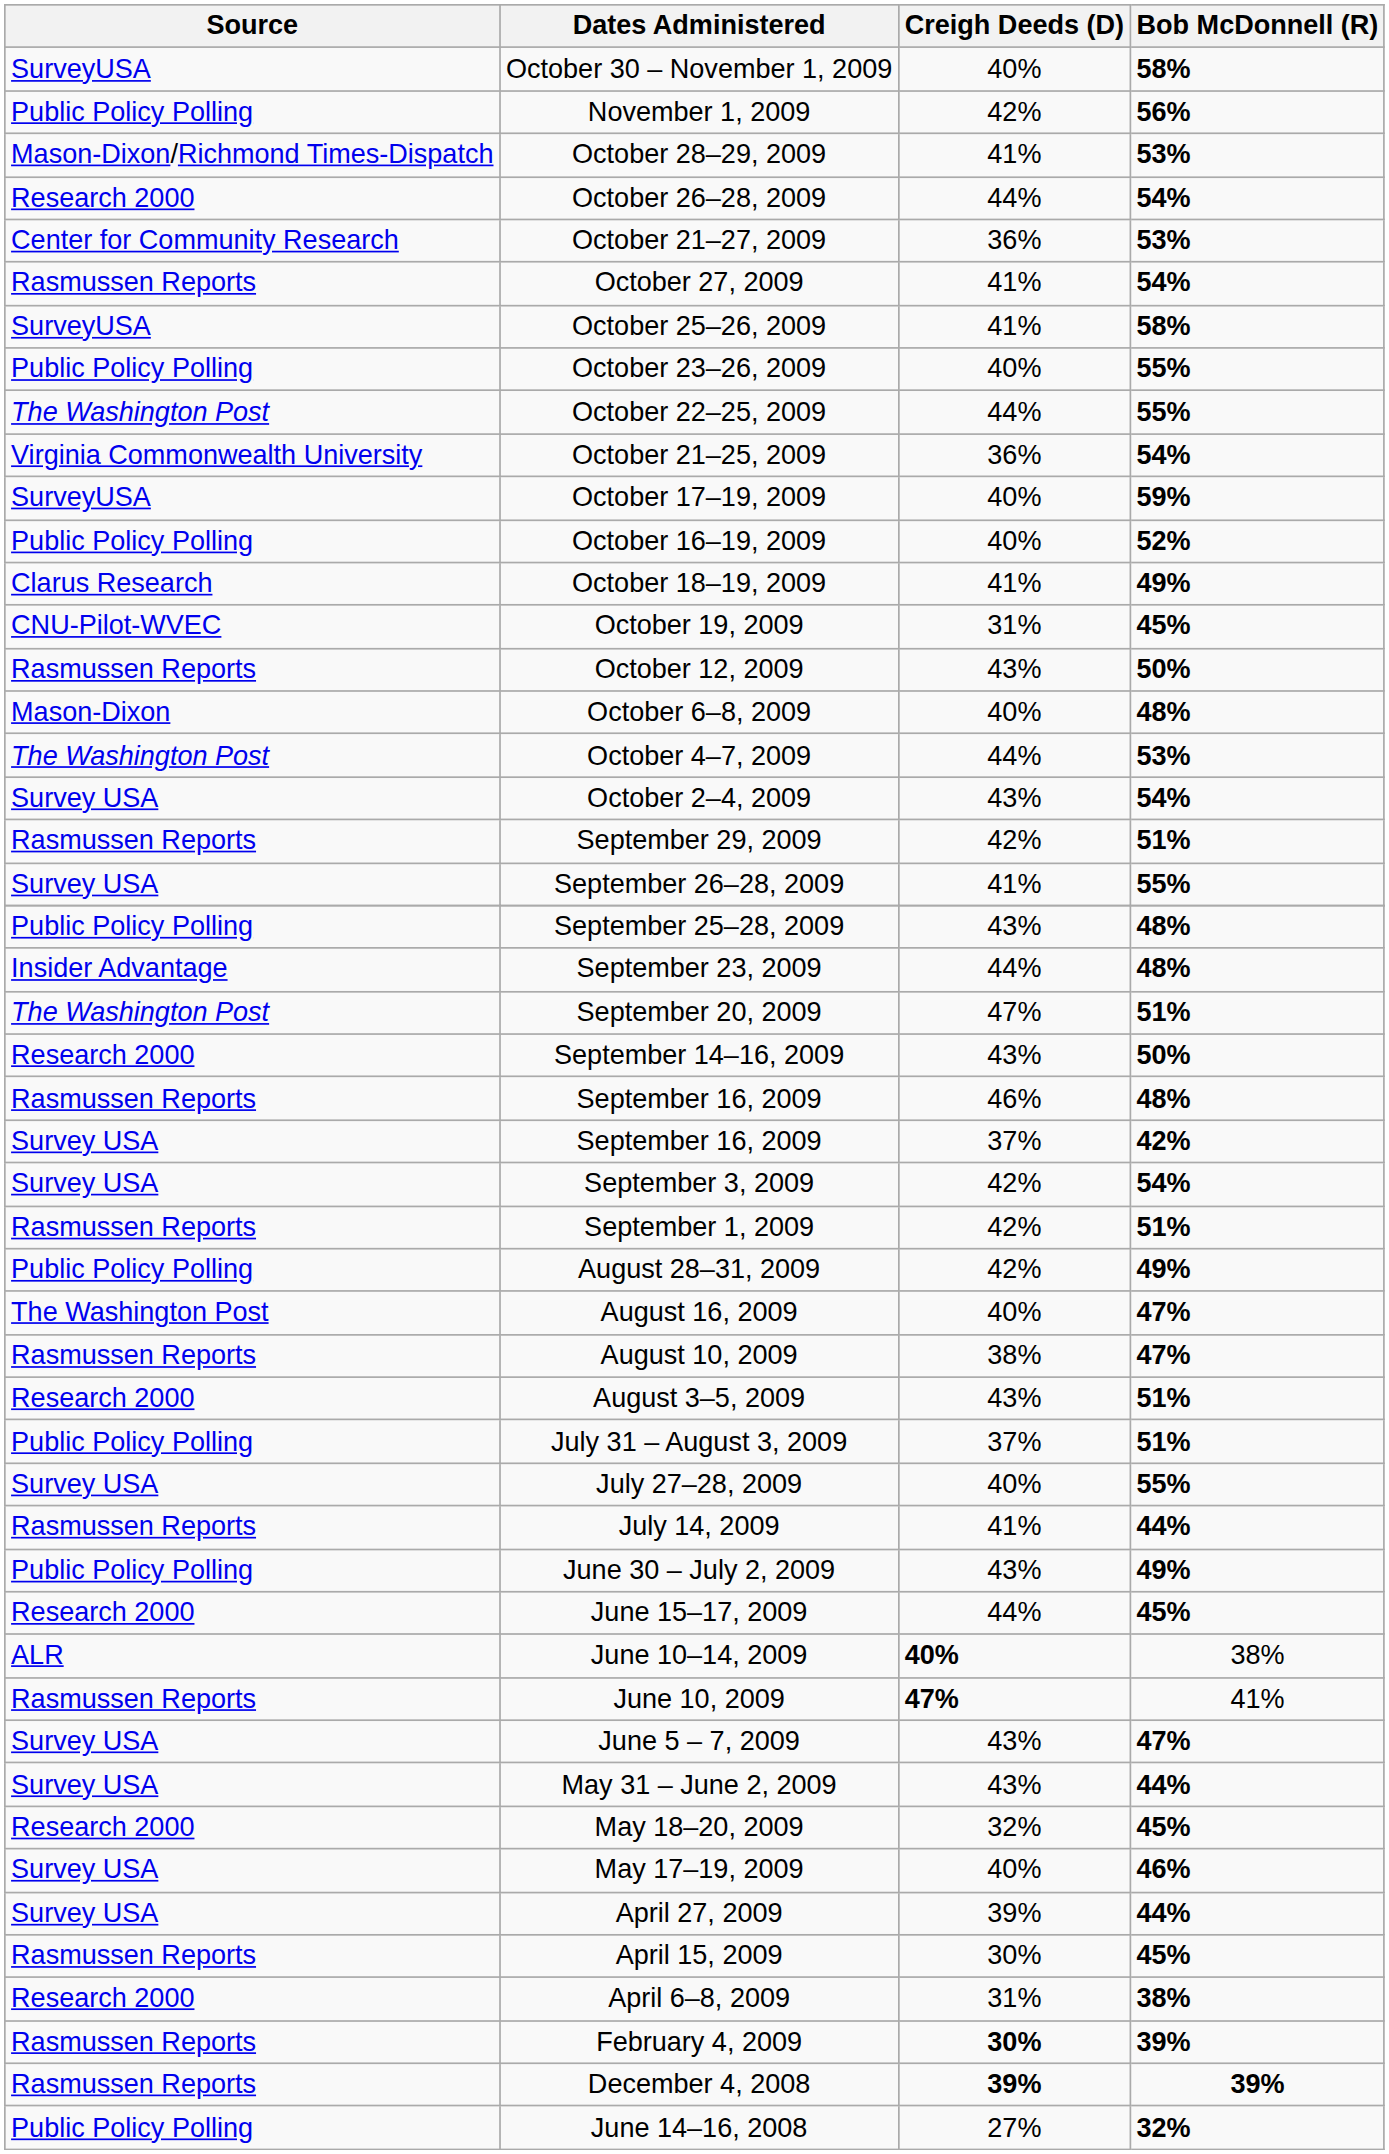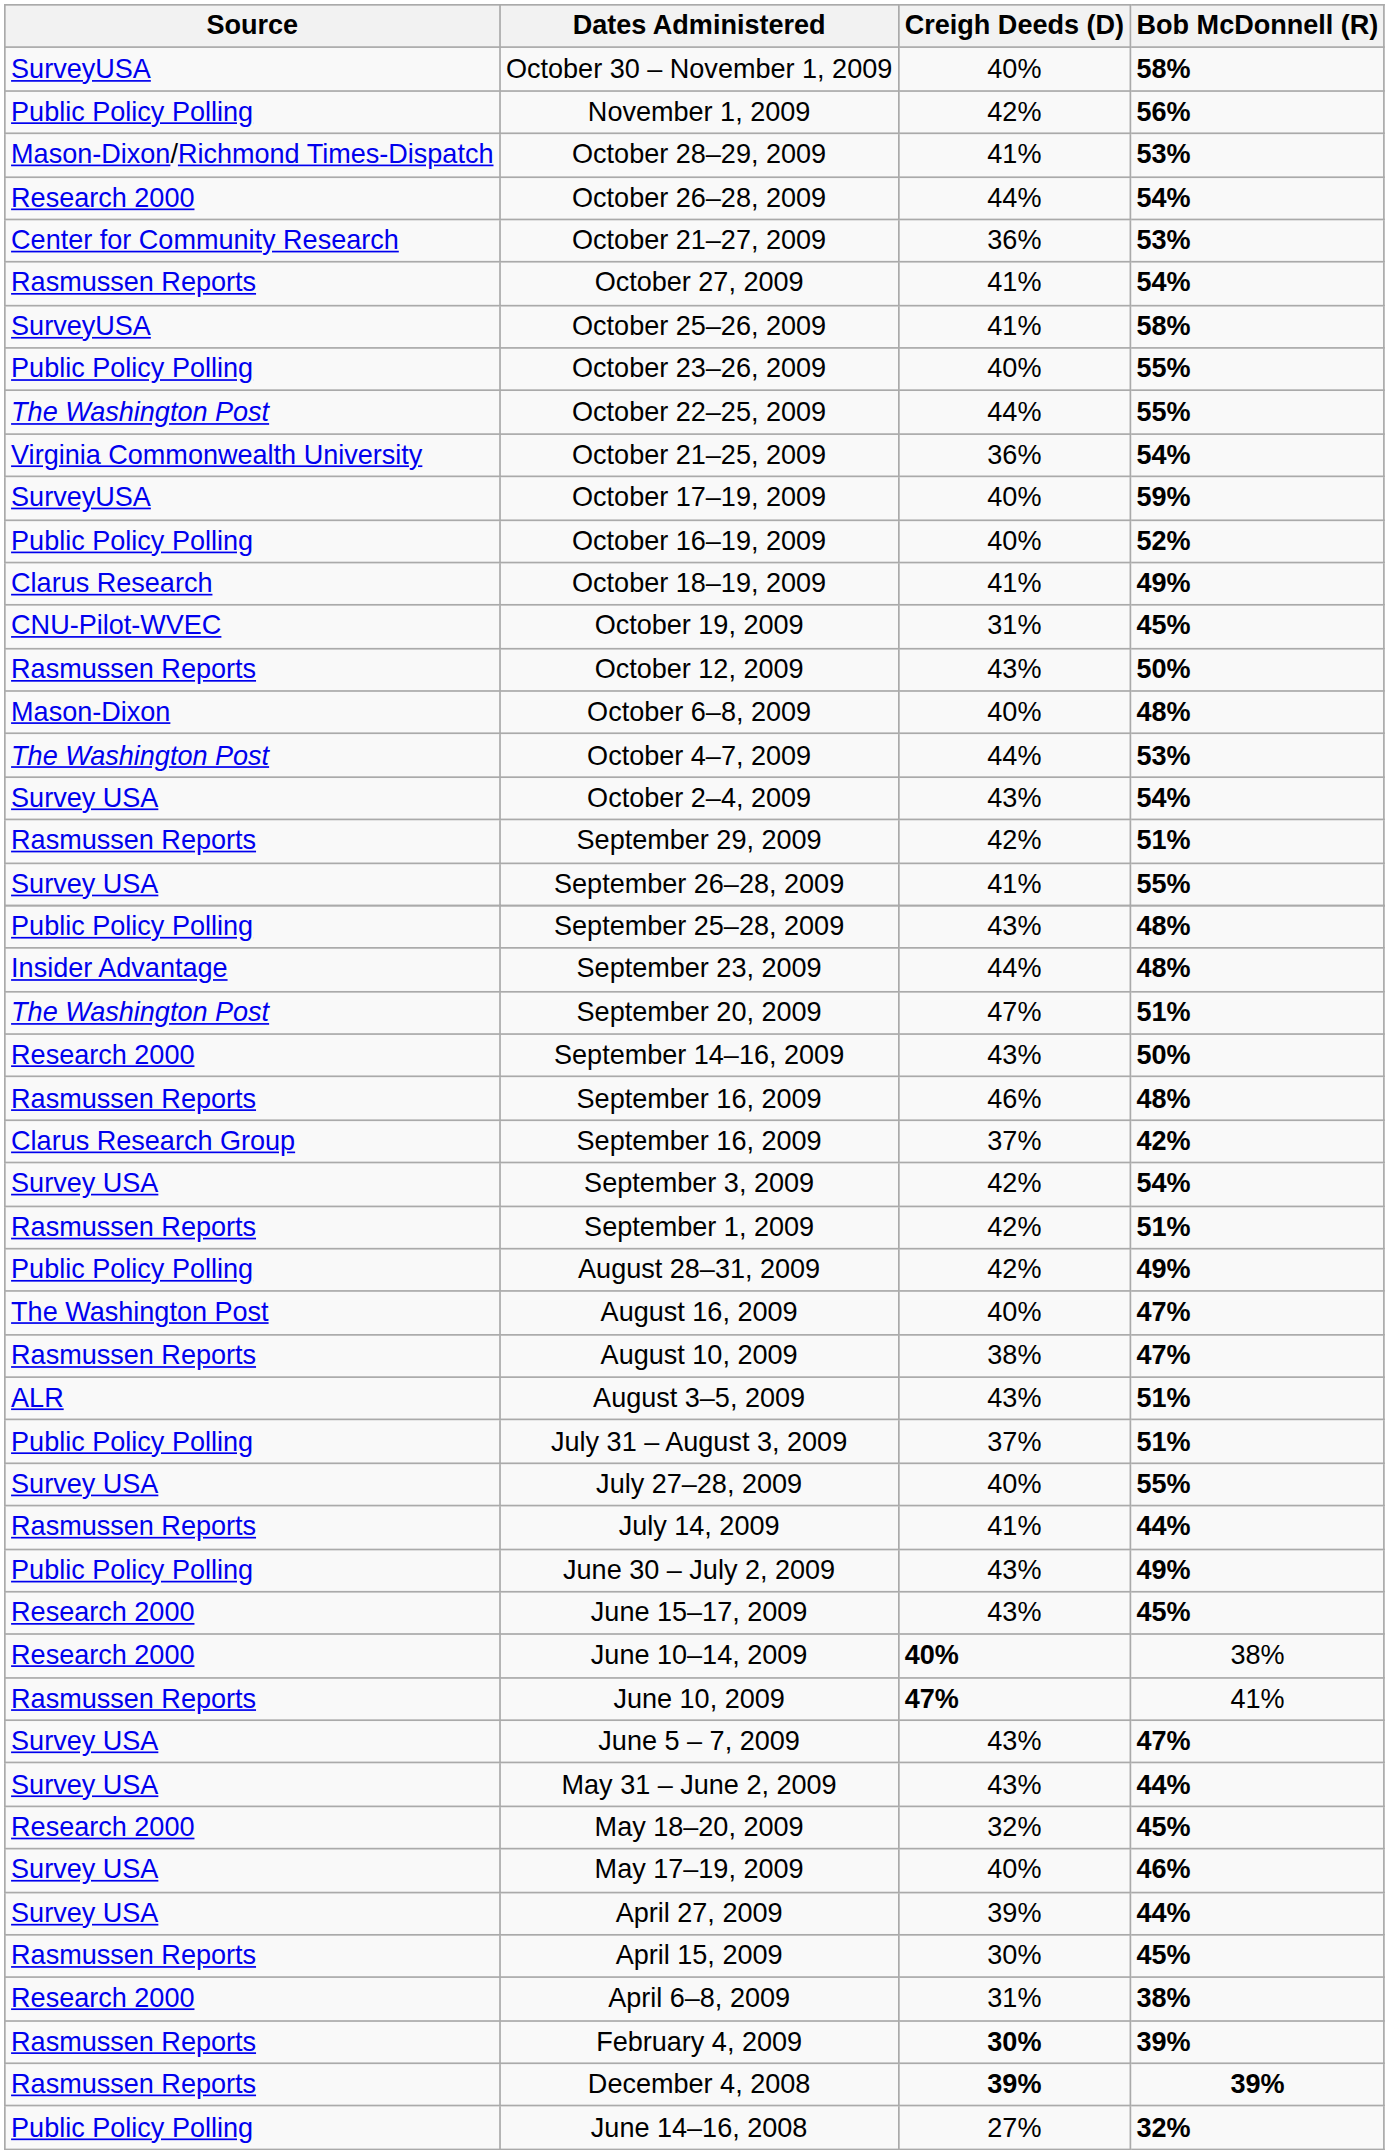(85, 1140) Survey USA -> (153, 1140) Clarus Research Group
(103, 1398) Research 2000 -> (37, 1398) ALR
(1014, 1612) 44% -> (1014, 1612) 43%
(37, 1655) ALR -> (103, 1655) Research 2000
